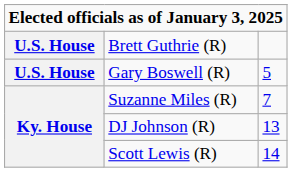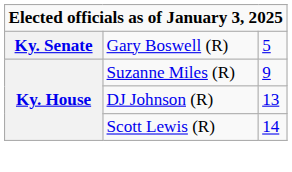- row: (167, 45)
(54, 72) U.S. House -> (54, 45) Ky. Senate
(267, 99) 7 -> (266, 72) 9
